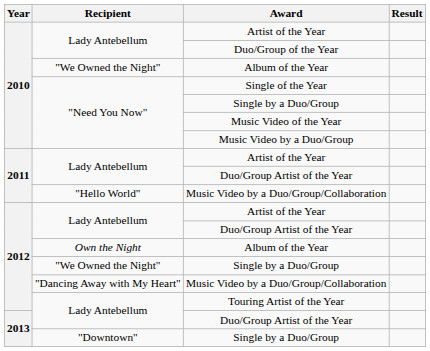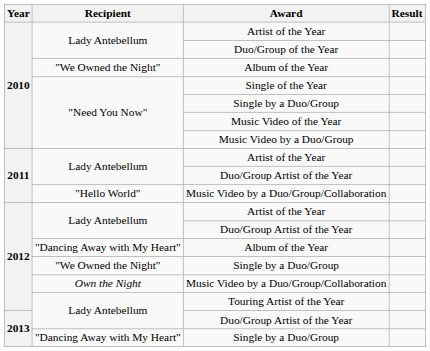(108, 247) Own the Night -> (108, 247) "Dancing Away with My Heart"
(108, 283) "Dancing Away with My Heart" -> (108, 283) Own the Night
(108, 337) "Downtown" -> (108, 337) "Dancing Away with My Heart"
